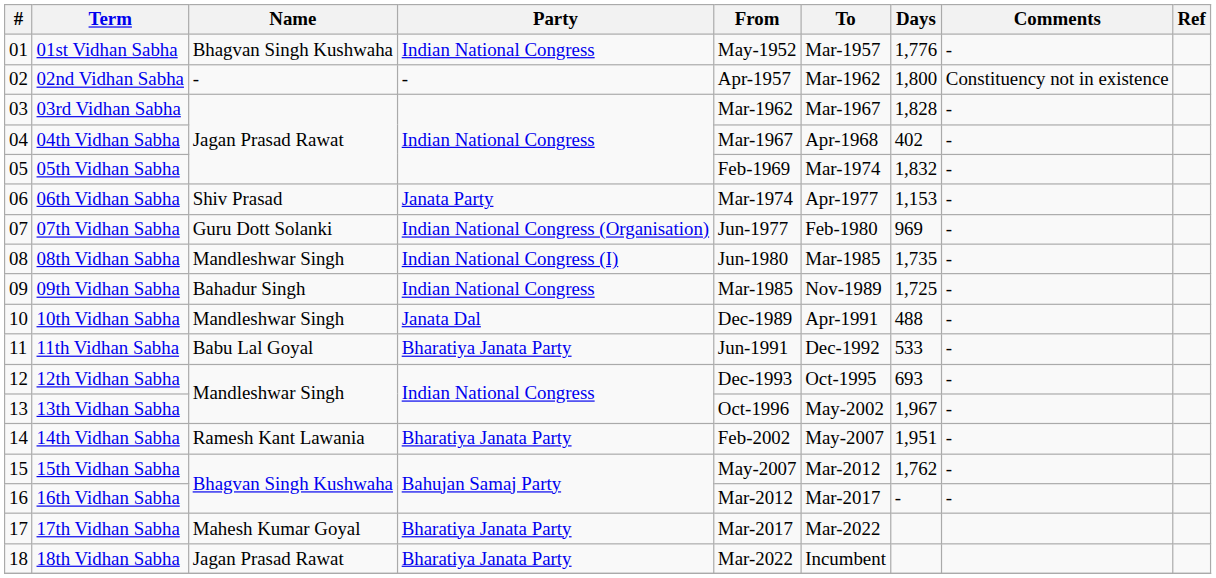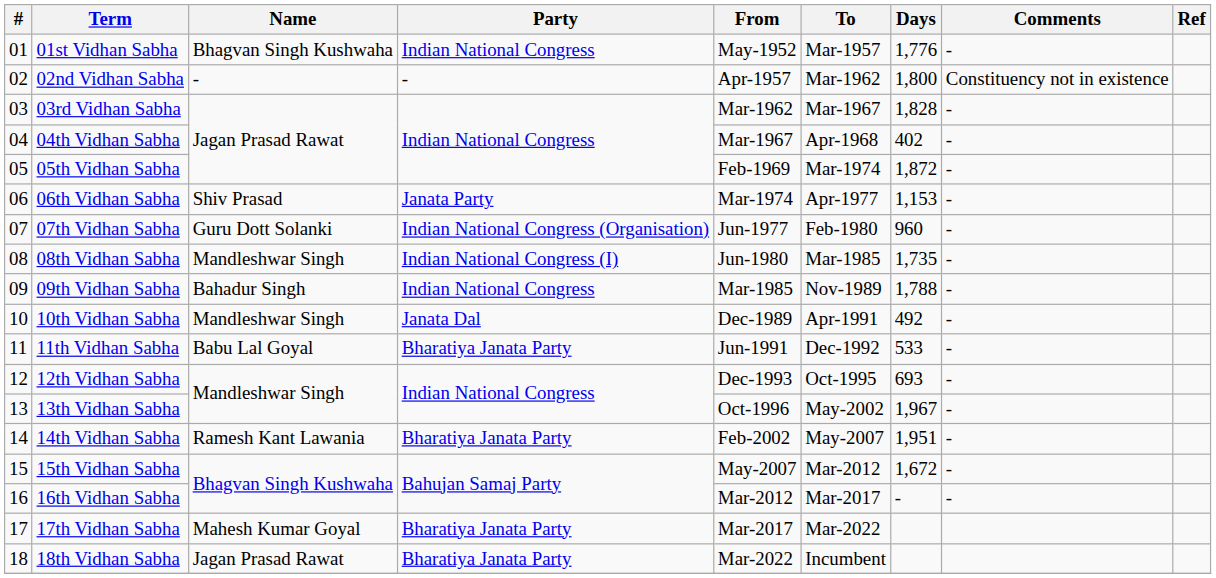(916, 169) 1,832 -> (916, 169) 1,872
(909, 229) 969 -> (909, 229) 960
(916, 288) 1,725 -> (916, 288) 1,788
(909, 318) 488 -> (909, 318) 492
(916, 468) 1,762 -> (916, 468) 1,672
